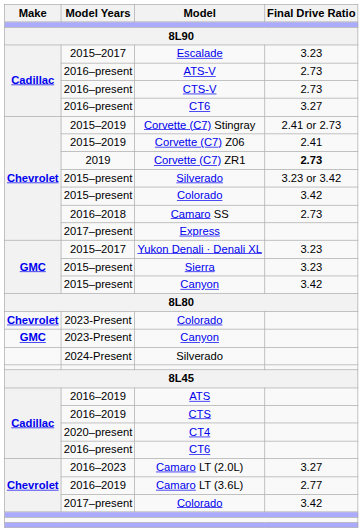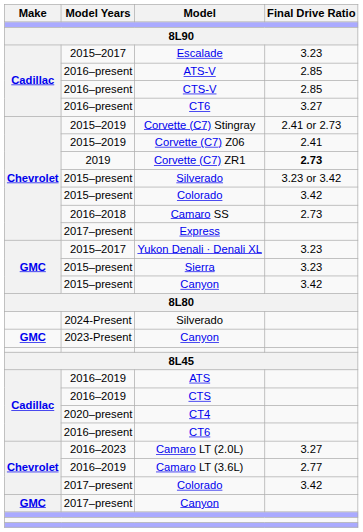(311, 71) 2.73 -> (311, 71) 2.85
(311, 89) 2.73 -> (311, 89) 2.85
- row: (98, 320)
rows swapped: (98, 356) <-> (98, 338)
+ row: (98, 503)
